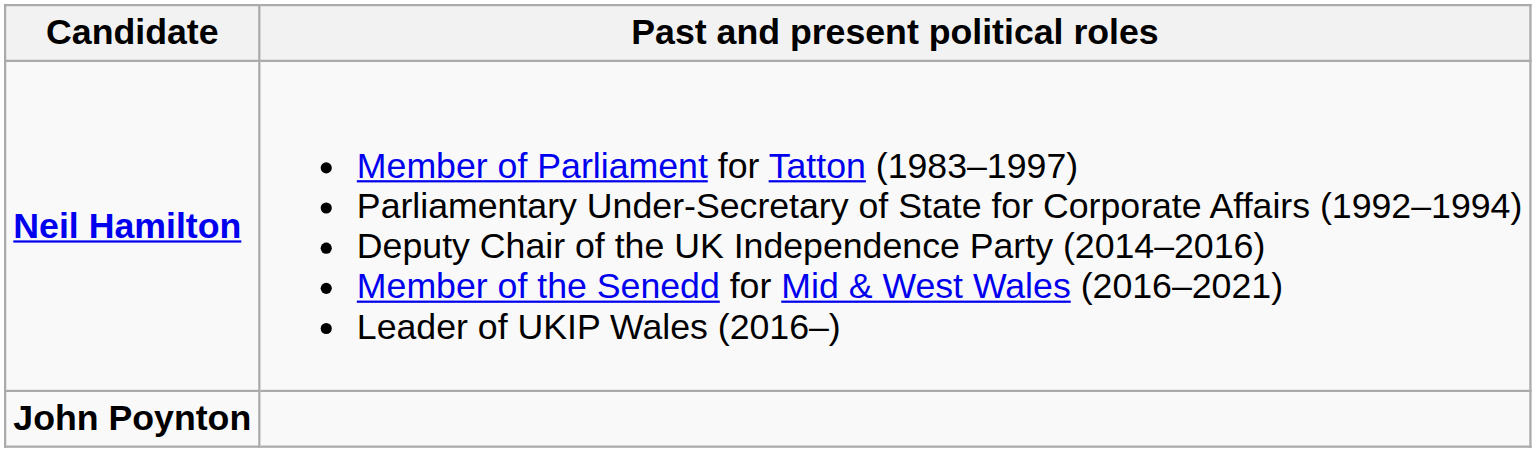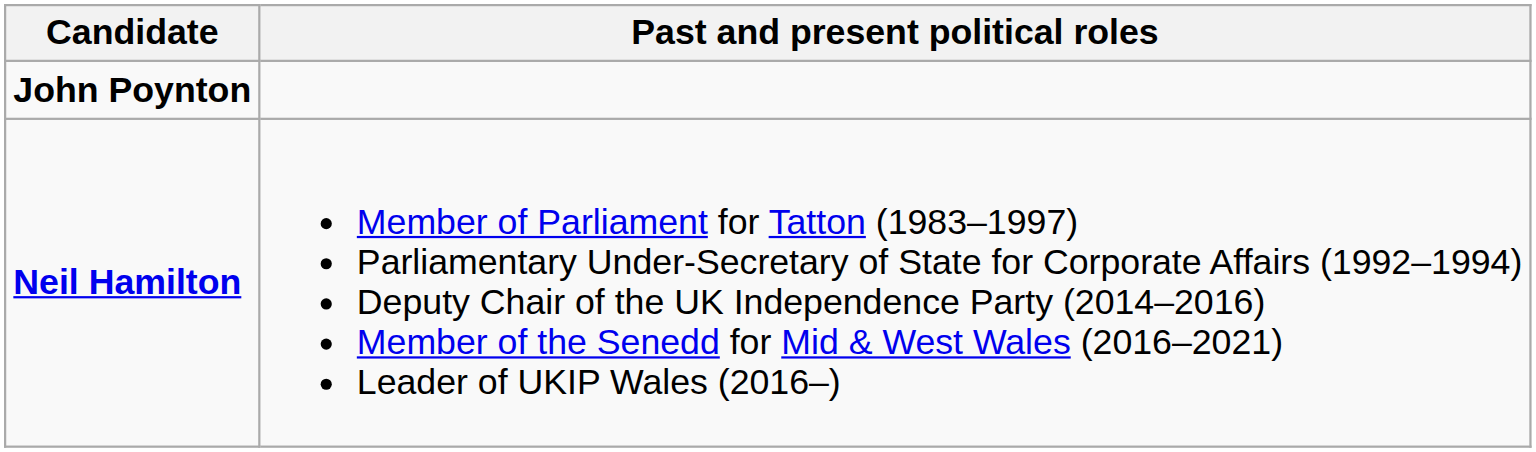rows swapped: (127, 225) <-> (132, 418)
